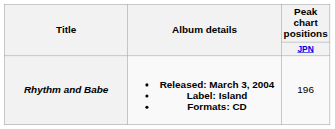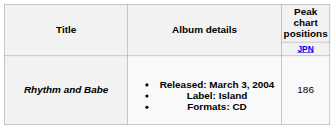(306, 90) 196 -> (306, 90) 186
